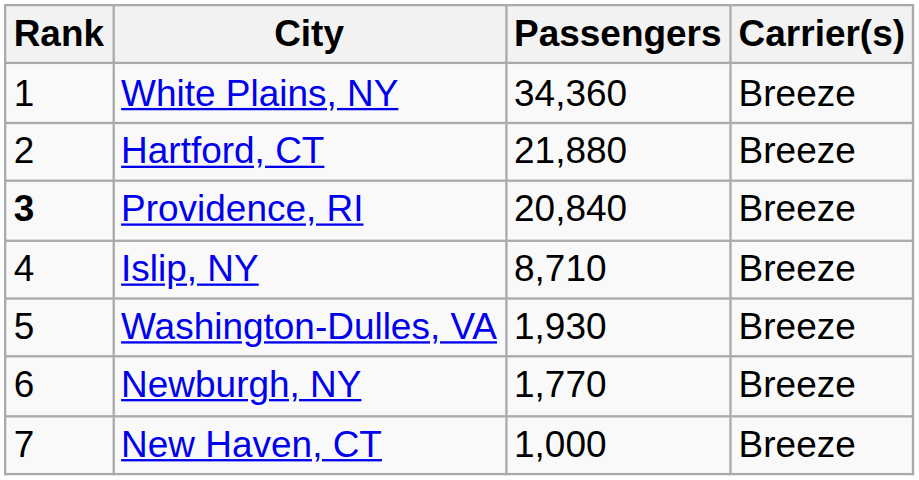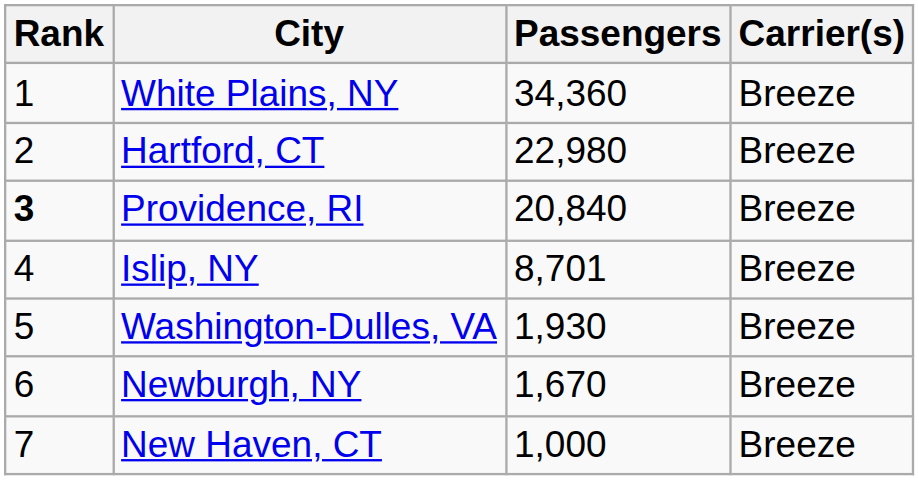(571, 151) 21,880 -> (571, 151) 22,980
(560, 268) 8,710 -> (560, 268) 8,701
(560, 385) 1,770 -> (560, 385) 1,670
